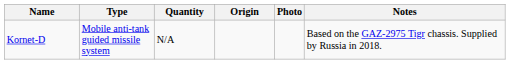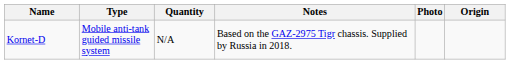columns swapped: (245, 12) <-> (405, 12)
